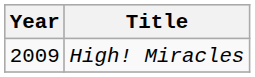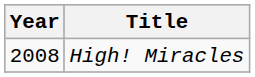(35, 56) 2009 -> (35, 56) 2008
